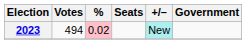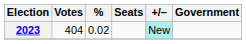(74, 30) 494 -> (74, 30) 404
(99, 30) pink background -> (99, 30) no background
